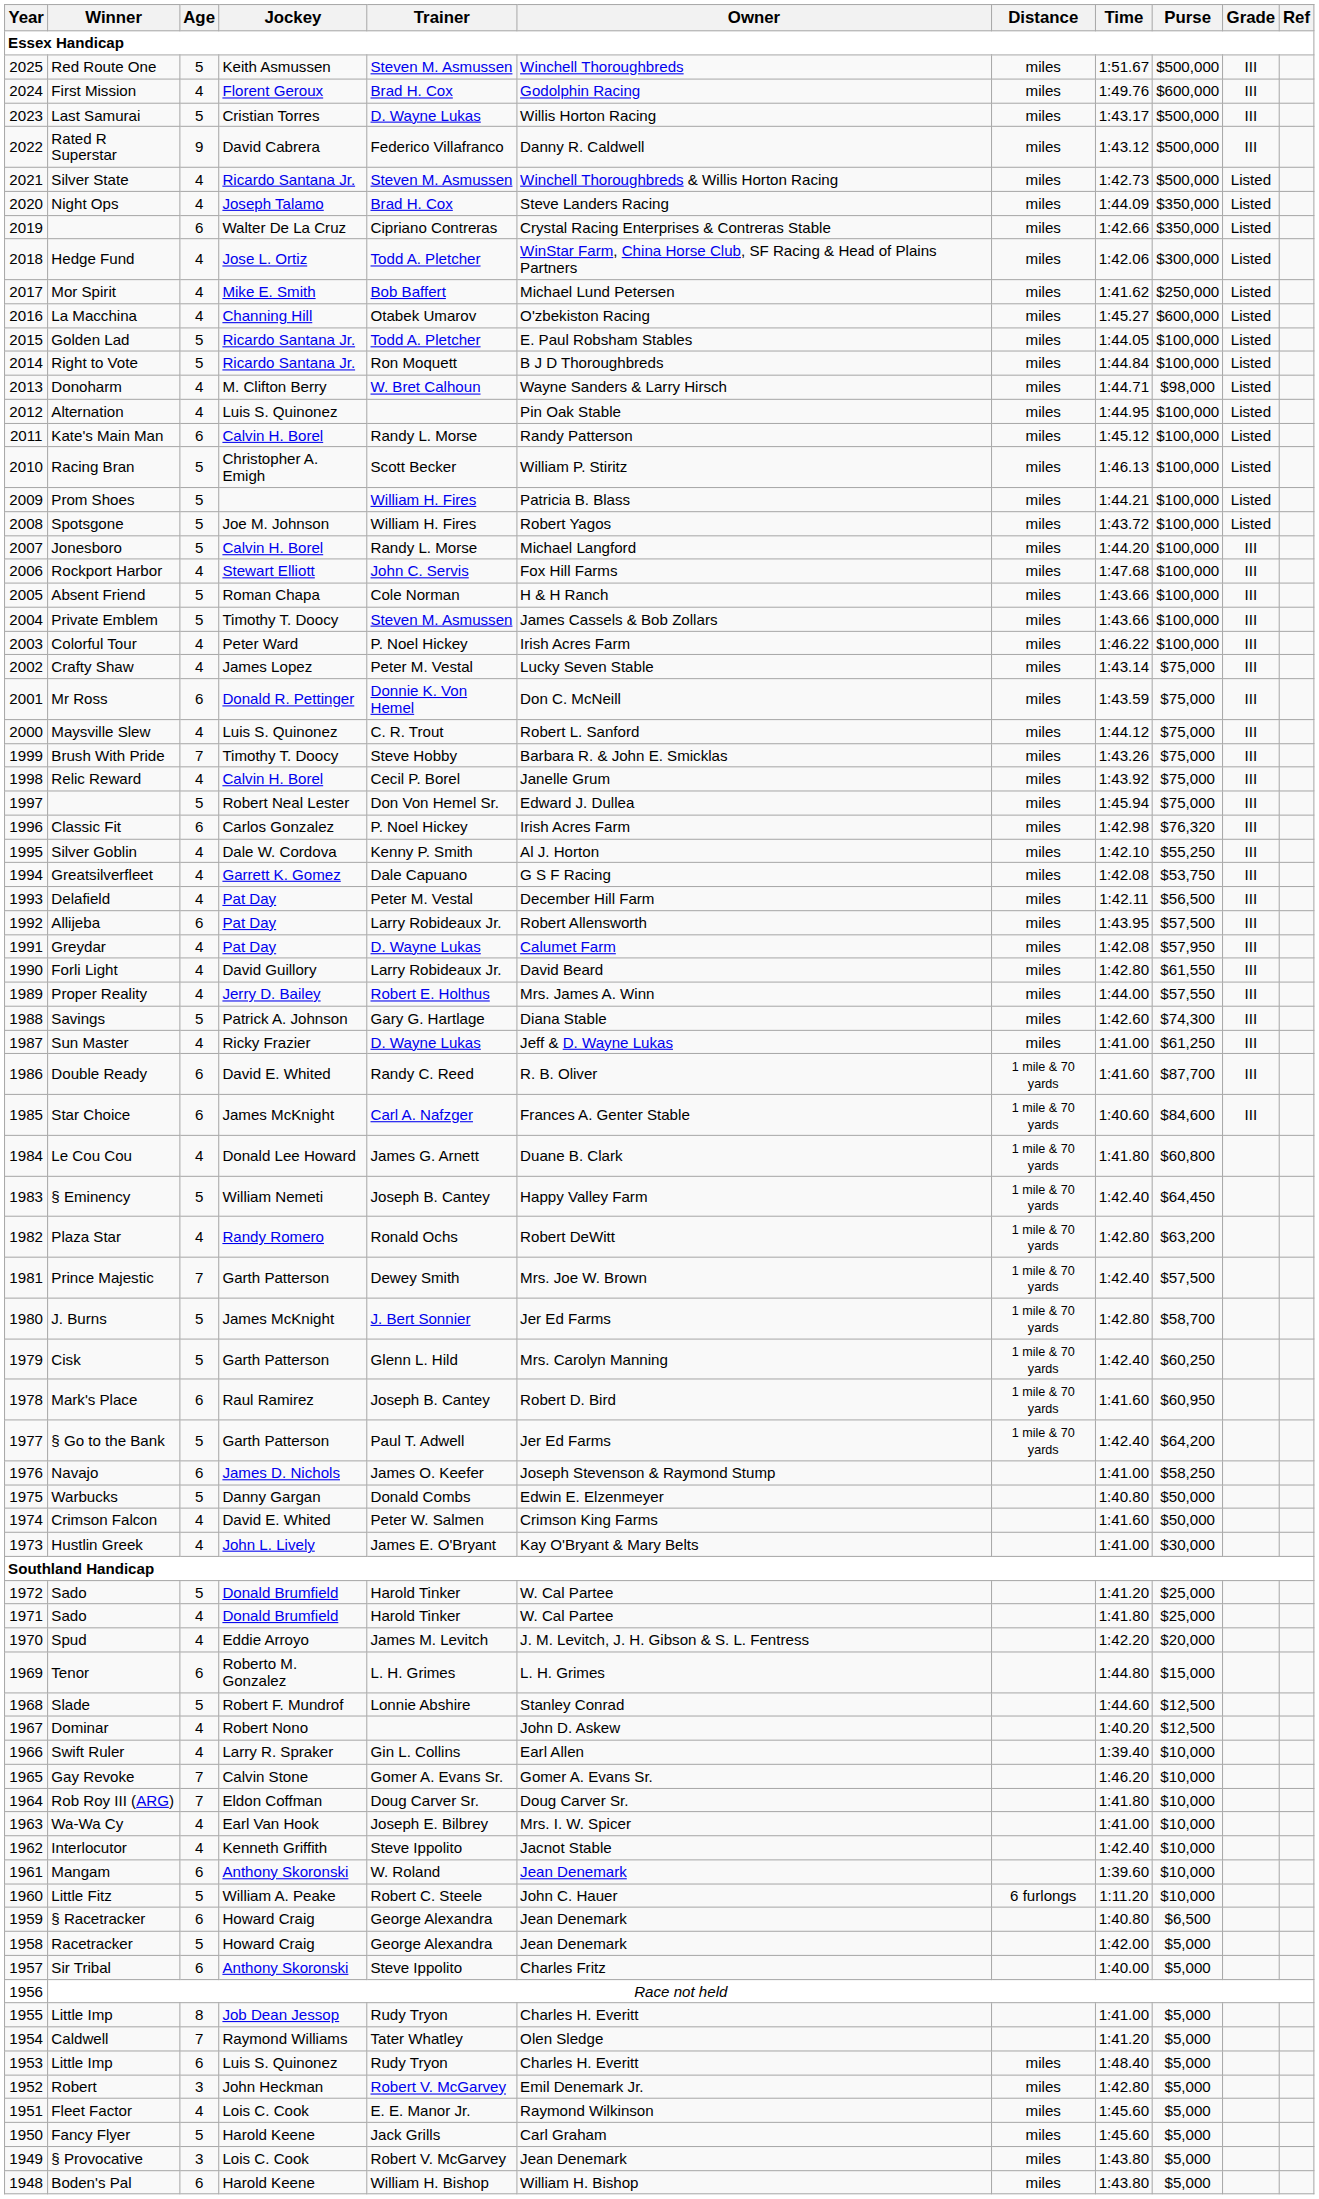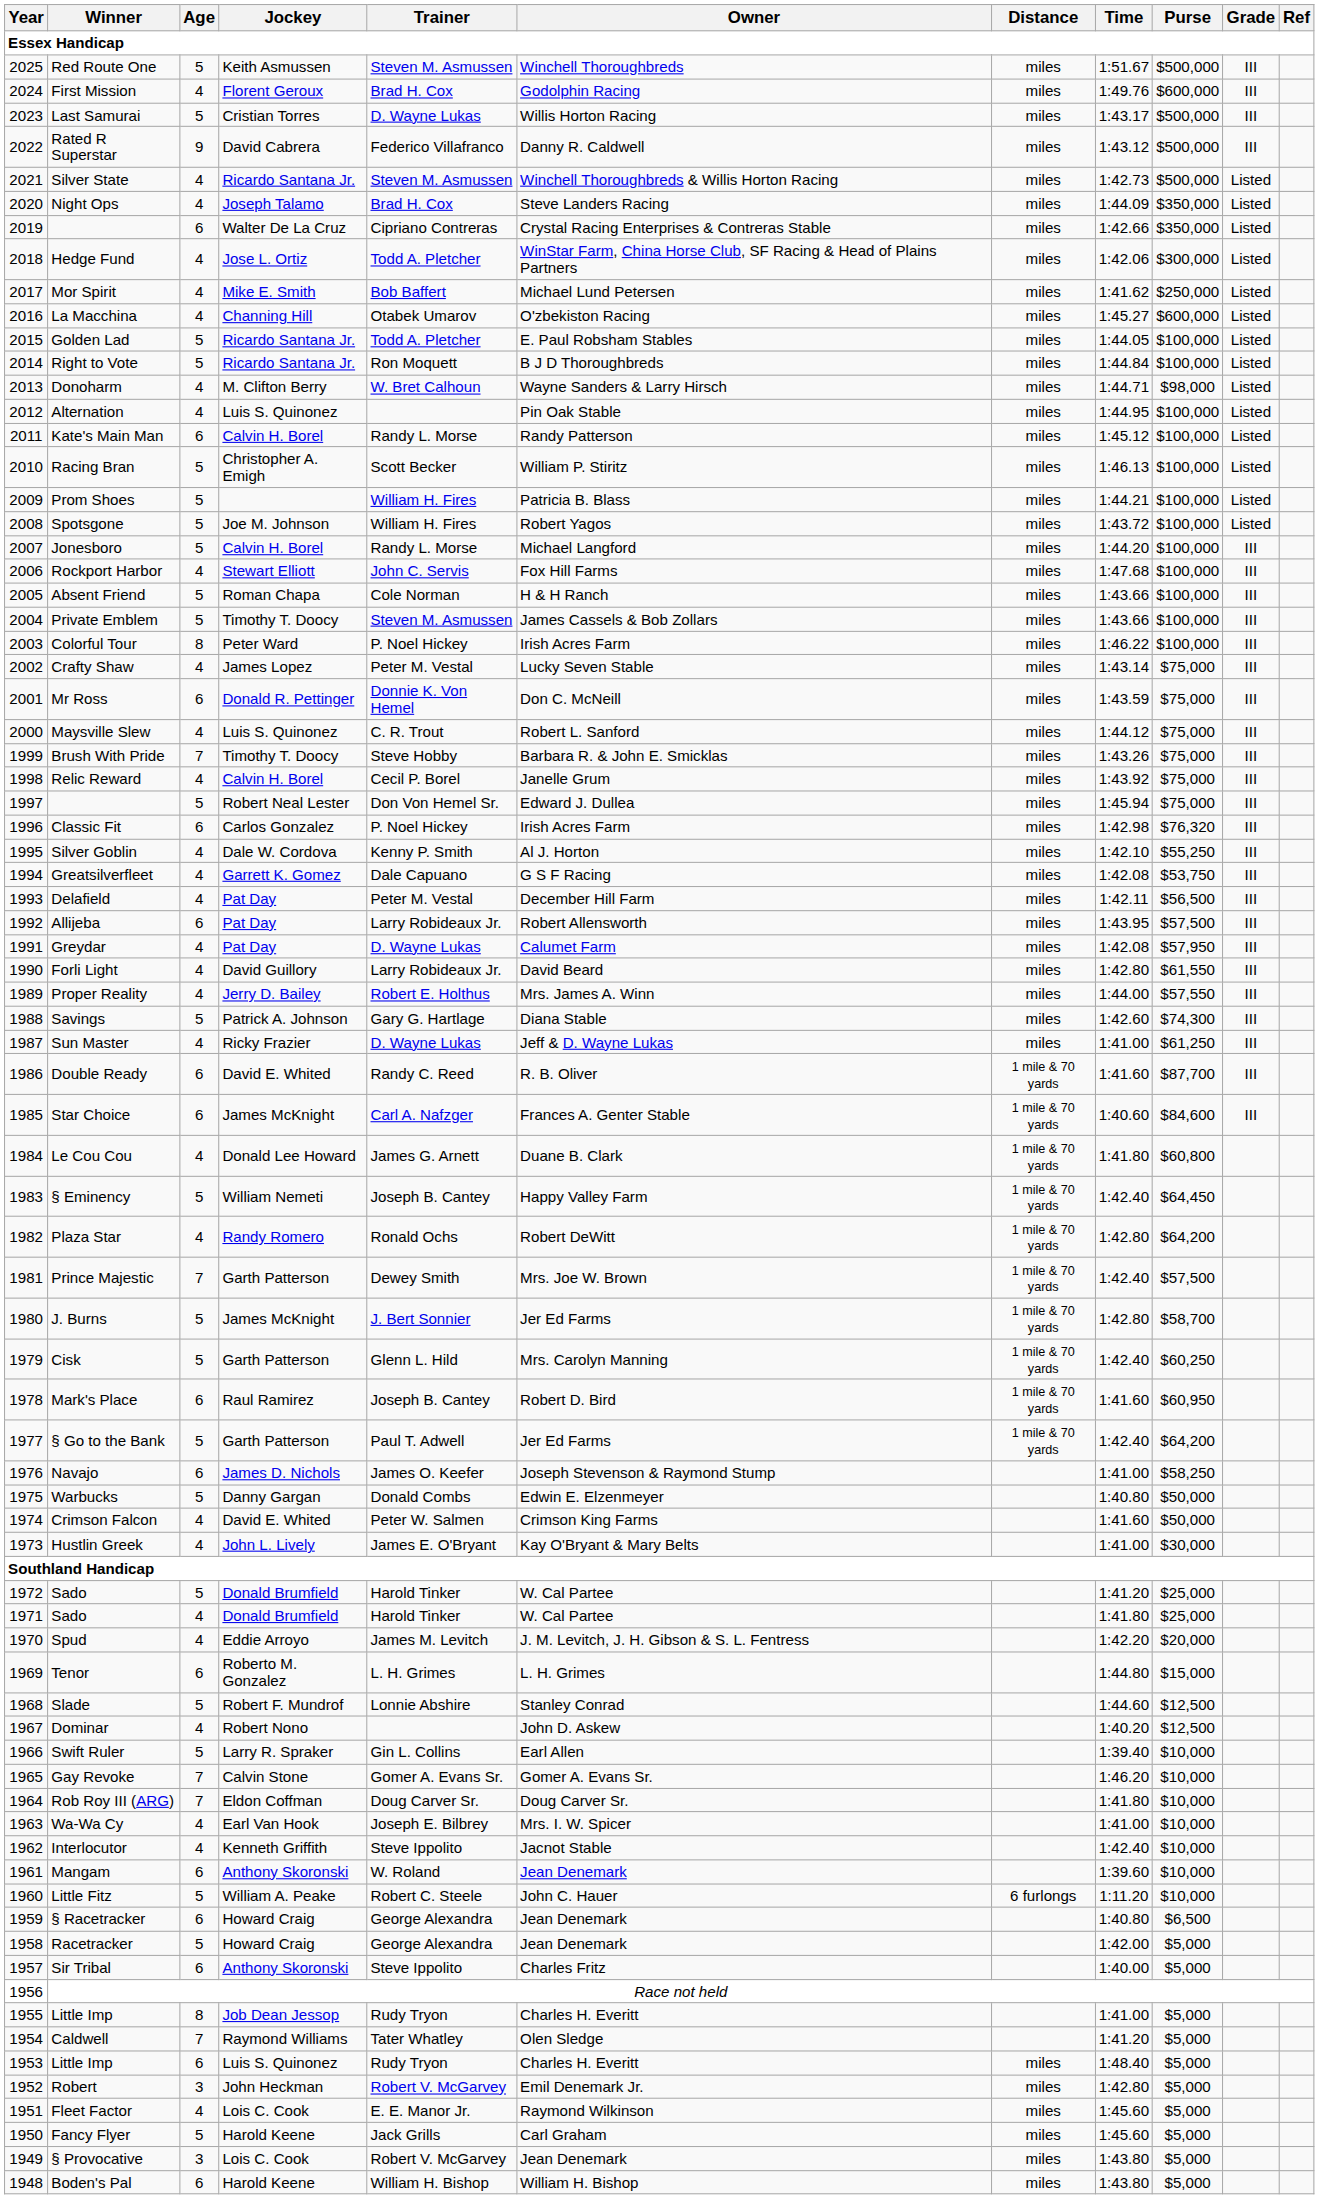(199, 643) 4 -> (199, 643) 8
(1188, 1237) $63,200 -> (1188, 1237) $64,200
(199, 1752) 4 -> (199, 1752) 5
